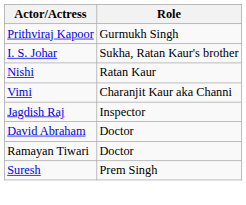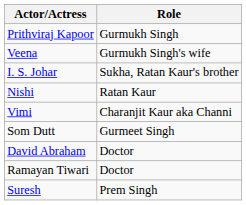+ row: (22, 53)
- row: (36, 111)
+ row: (31, 131)
